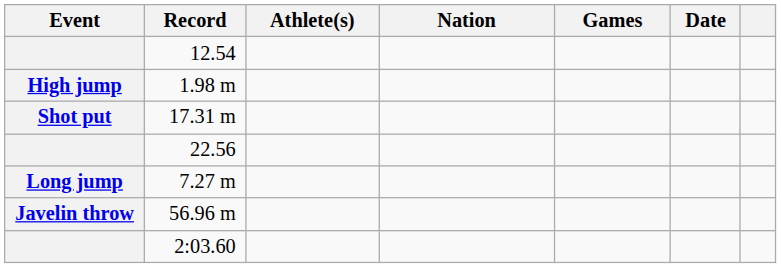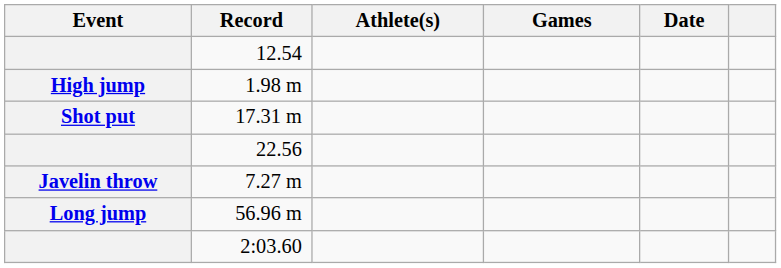- column: (467, 20)
(75, 181) Long jump -> (98, 181) Javelin throw
(75, 213) Javelin throw -> (98, 213) Long jump
